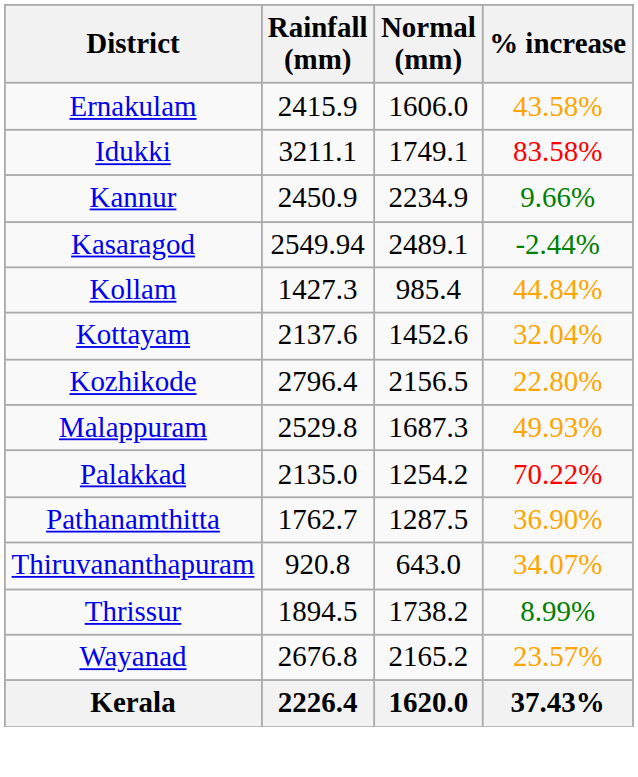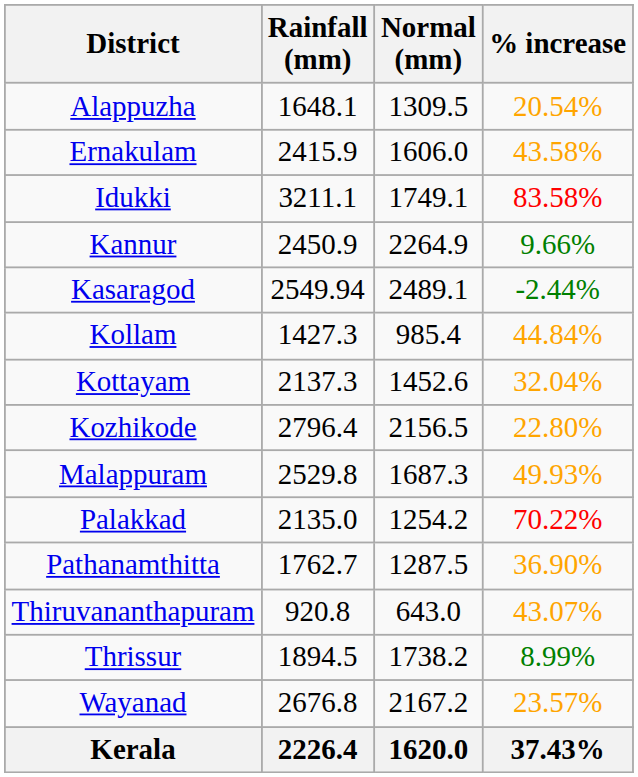+ row: (133, 105)
(428, 197) 2234.9 -> (428, 243) 2264.9
(318, 335) 2137.6 -> (318, 381) 2137.3
(558, 565) 34.07% -> (558, 611) 43.07%
(428, 657) 2165.2 -> (428, 703) 2167.2
